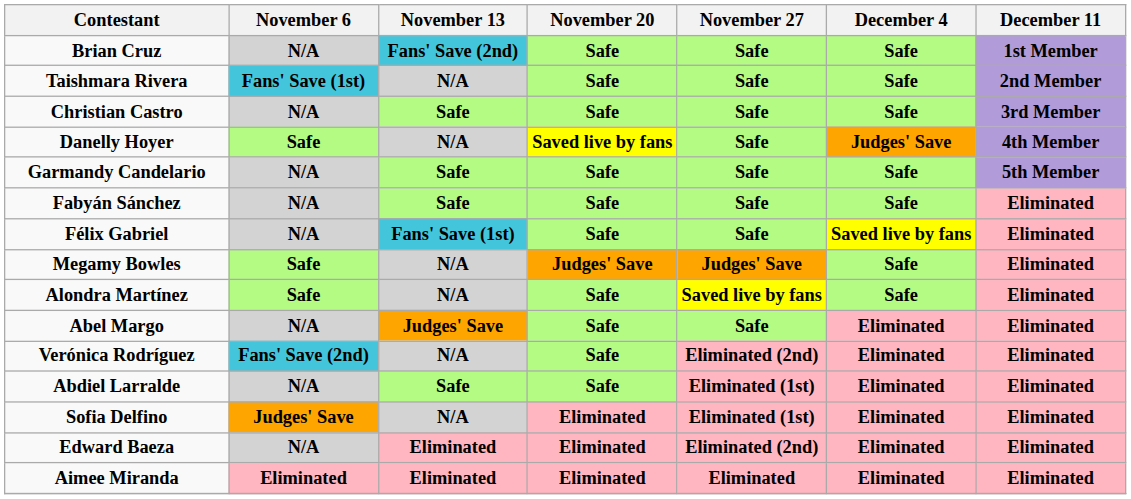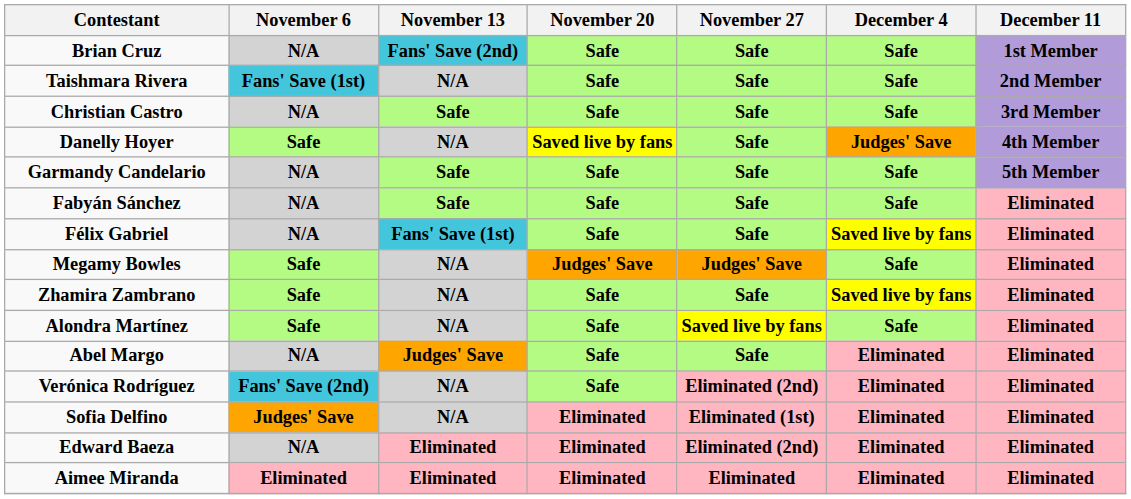+ row: (117, 295)
- row: (117, 386)
